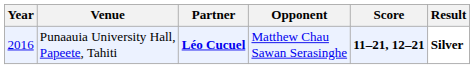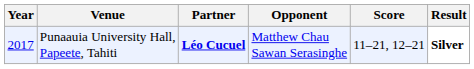(21, 45) 2016 -> (21, 45) 2017
(389, 45) bold -> (389, 45) normal
